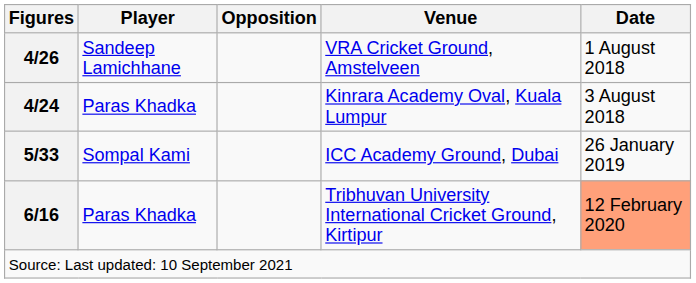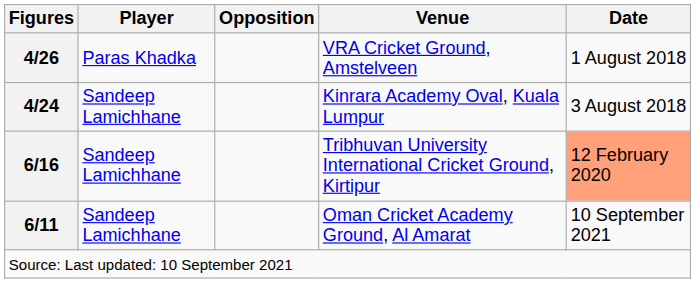(132, 57) Sandeep Lamichhane -> (139, 57) Paras Khadka
(139, 106) Paras Khadka -> (132, 106) Sandeep Lamichhane
- row: (442, 155)
(139, 214) Paras Khadka -> (132, 165) Sandeep Lamichhane
+ row: (418, 225)
